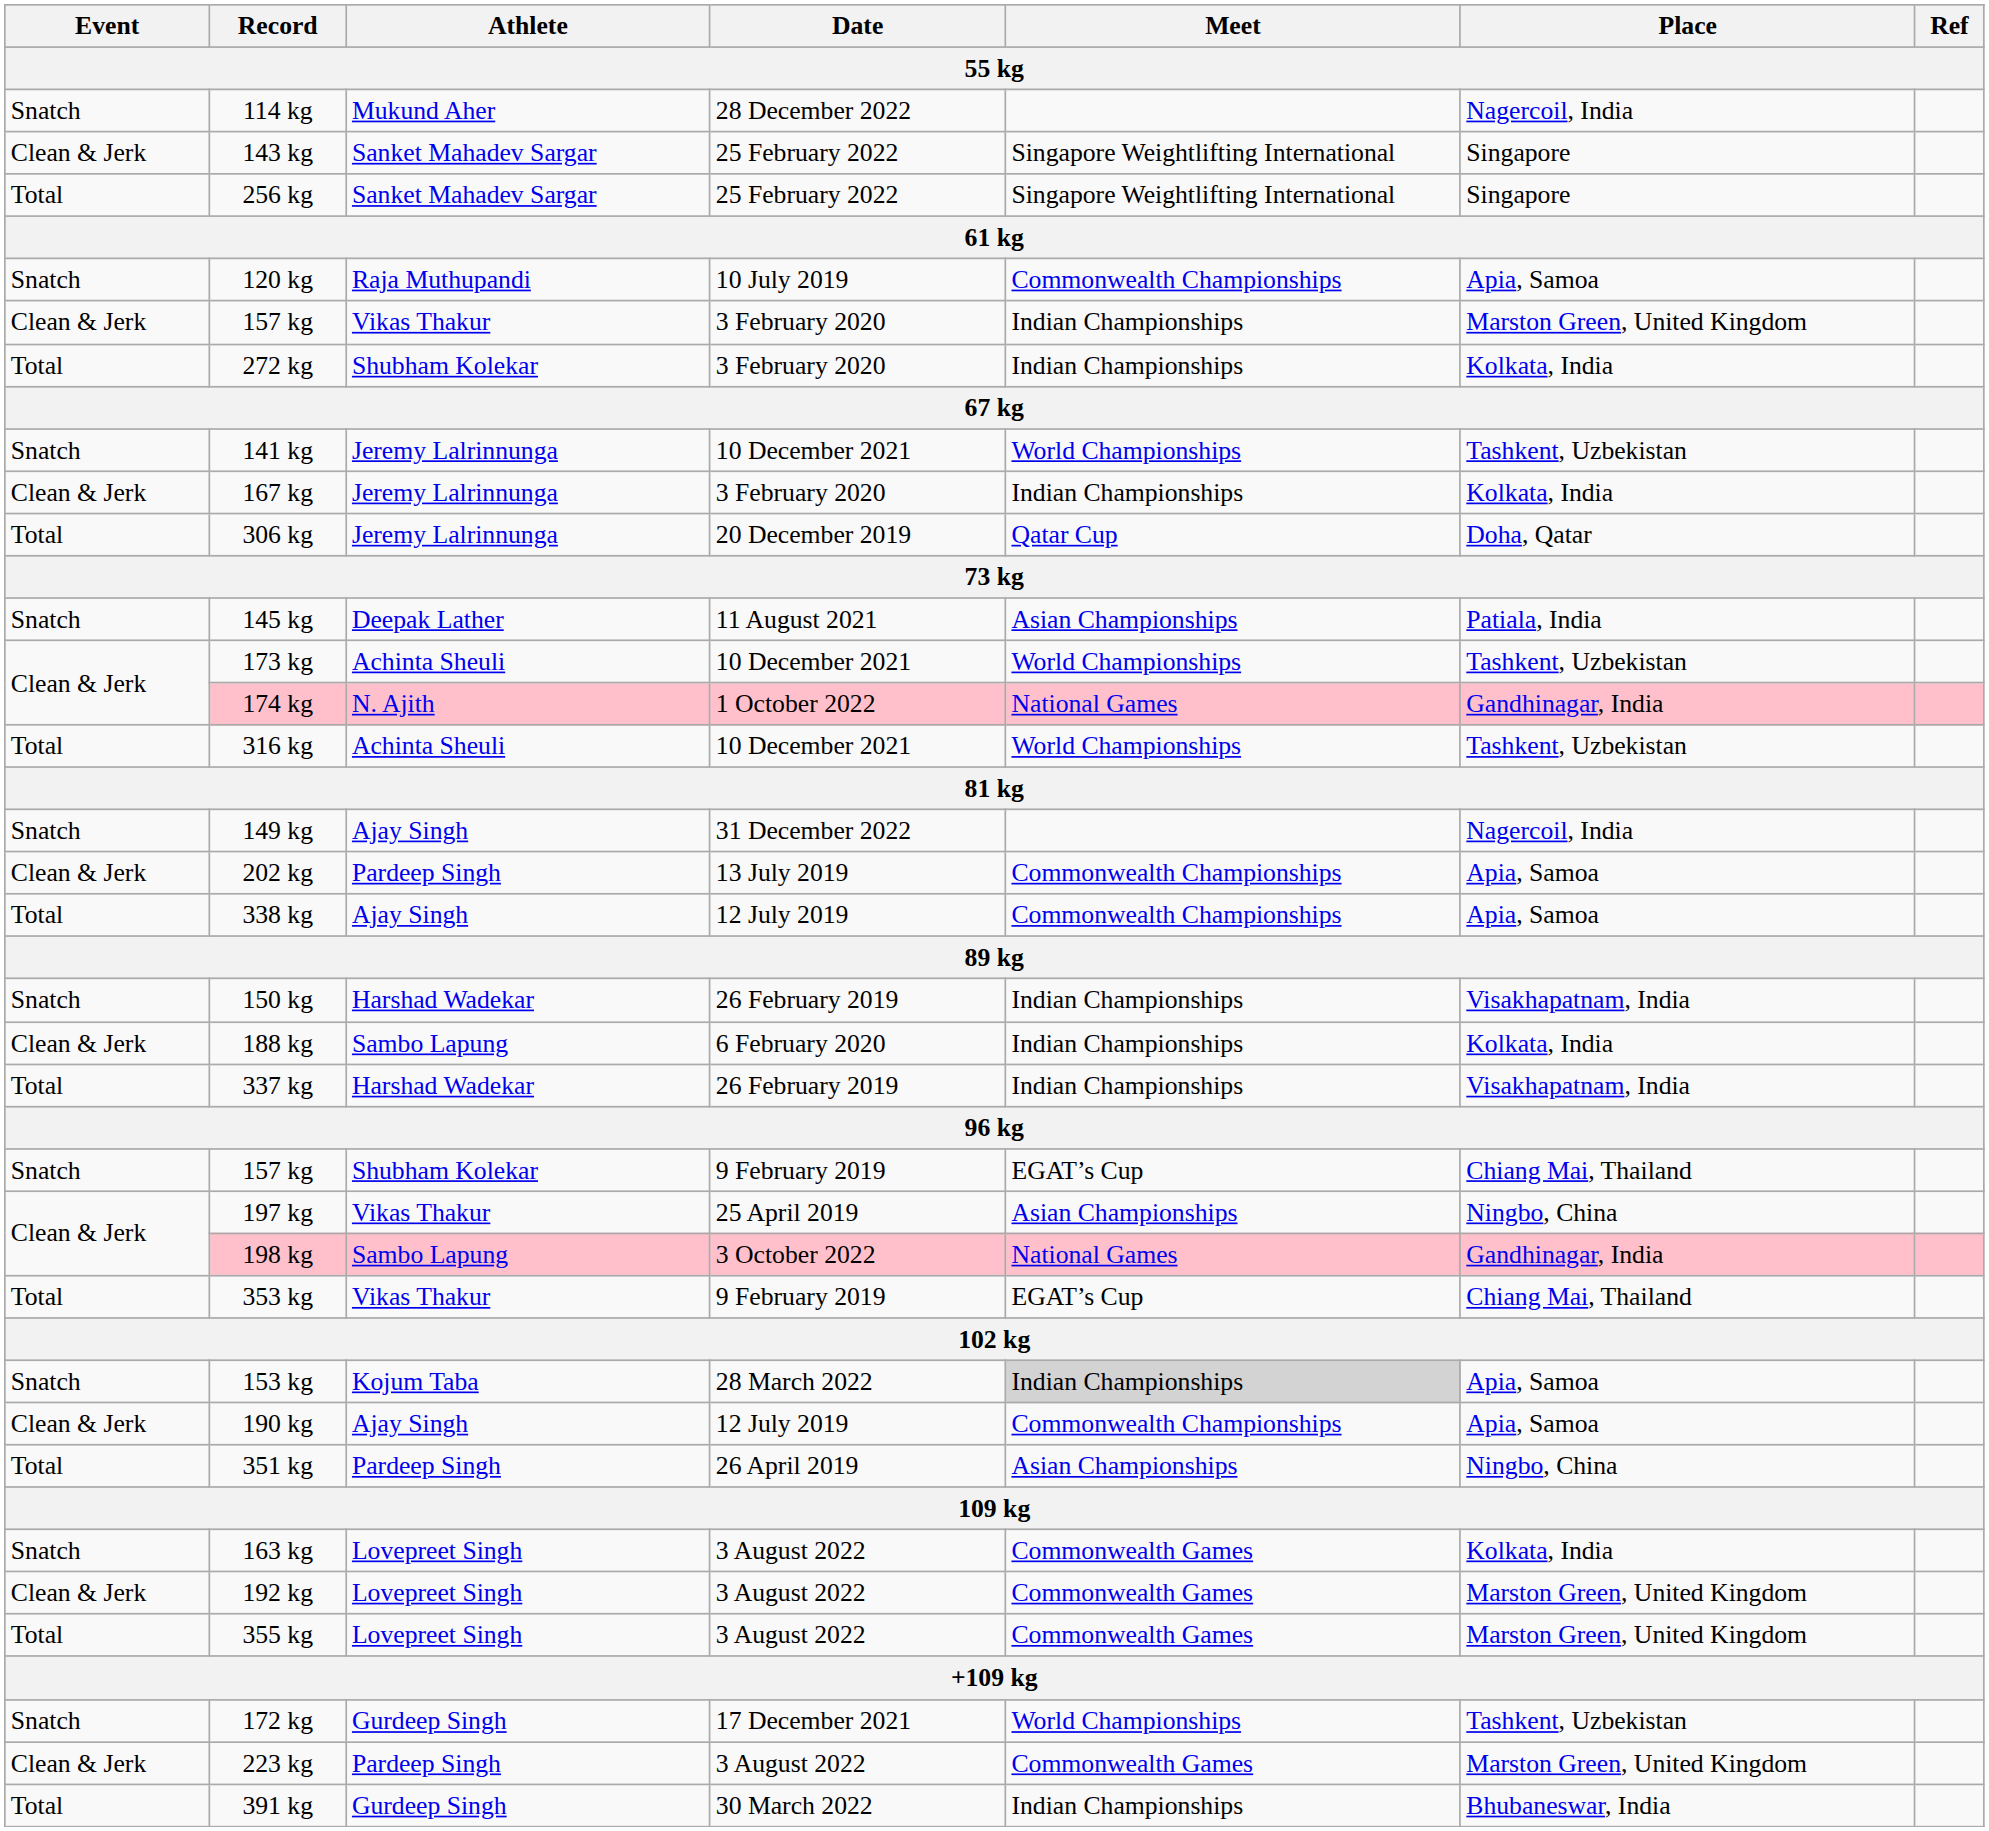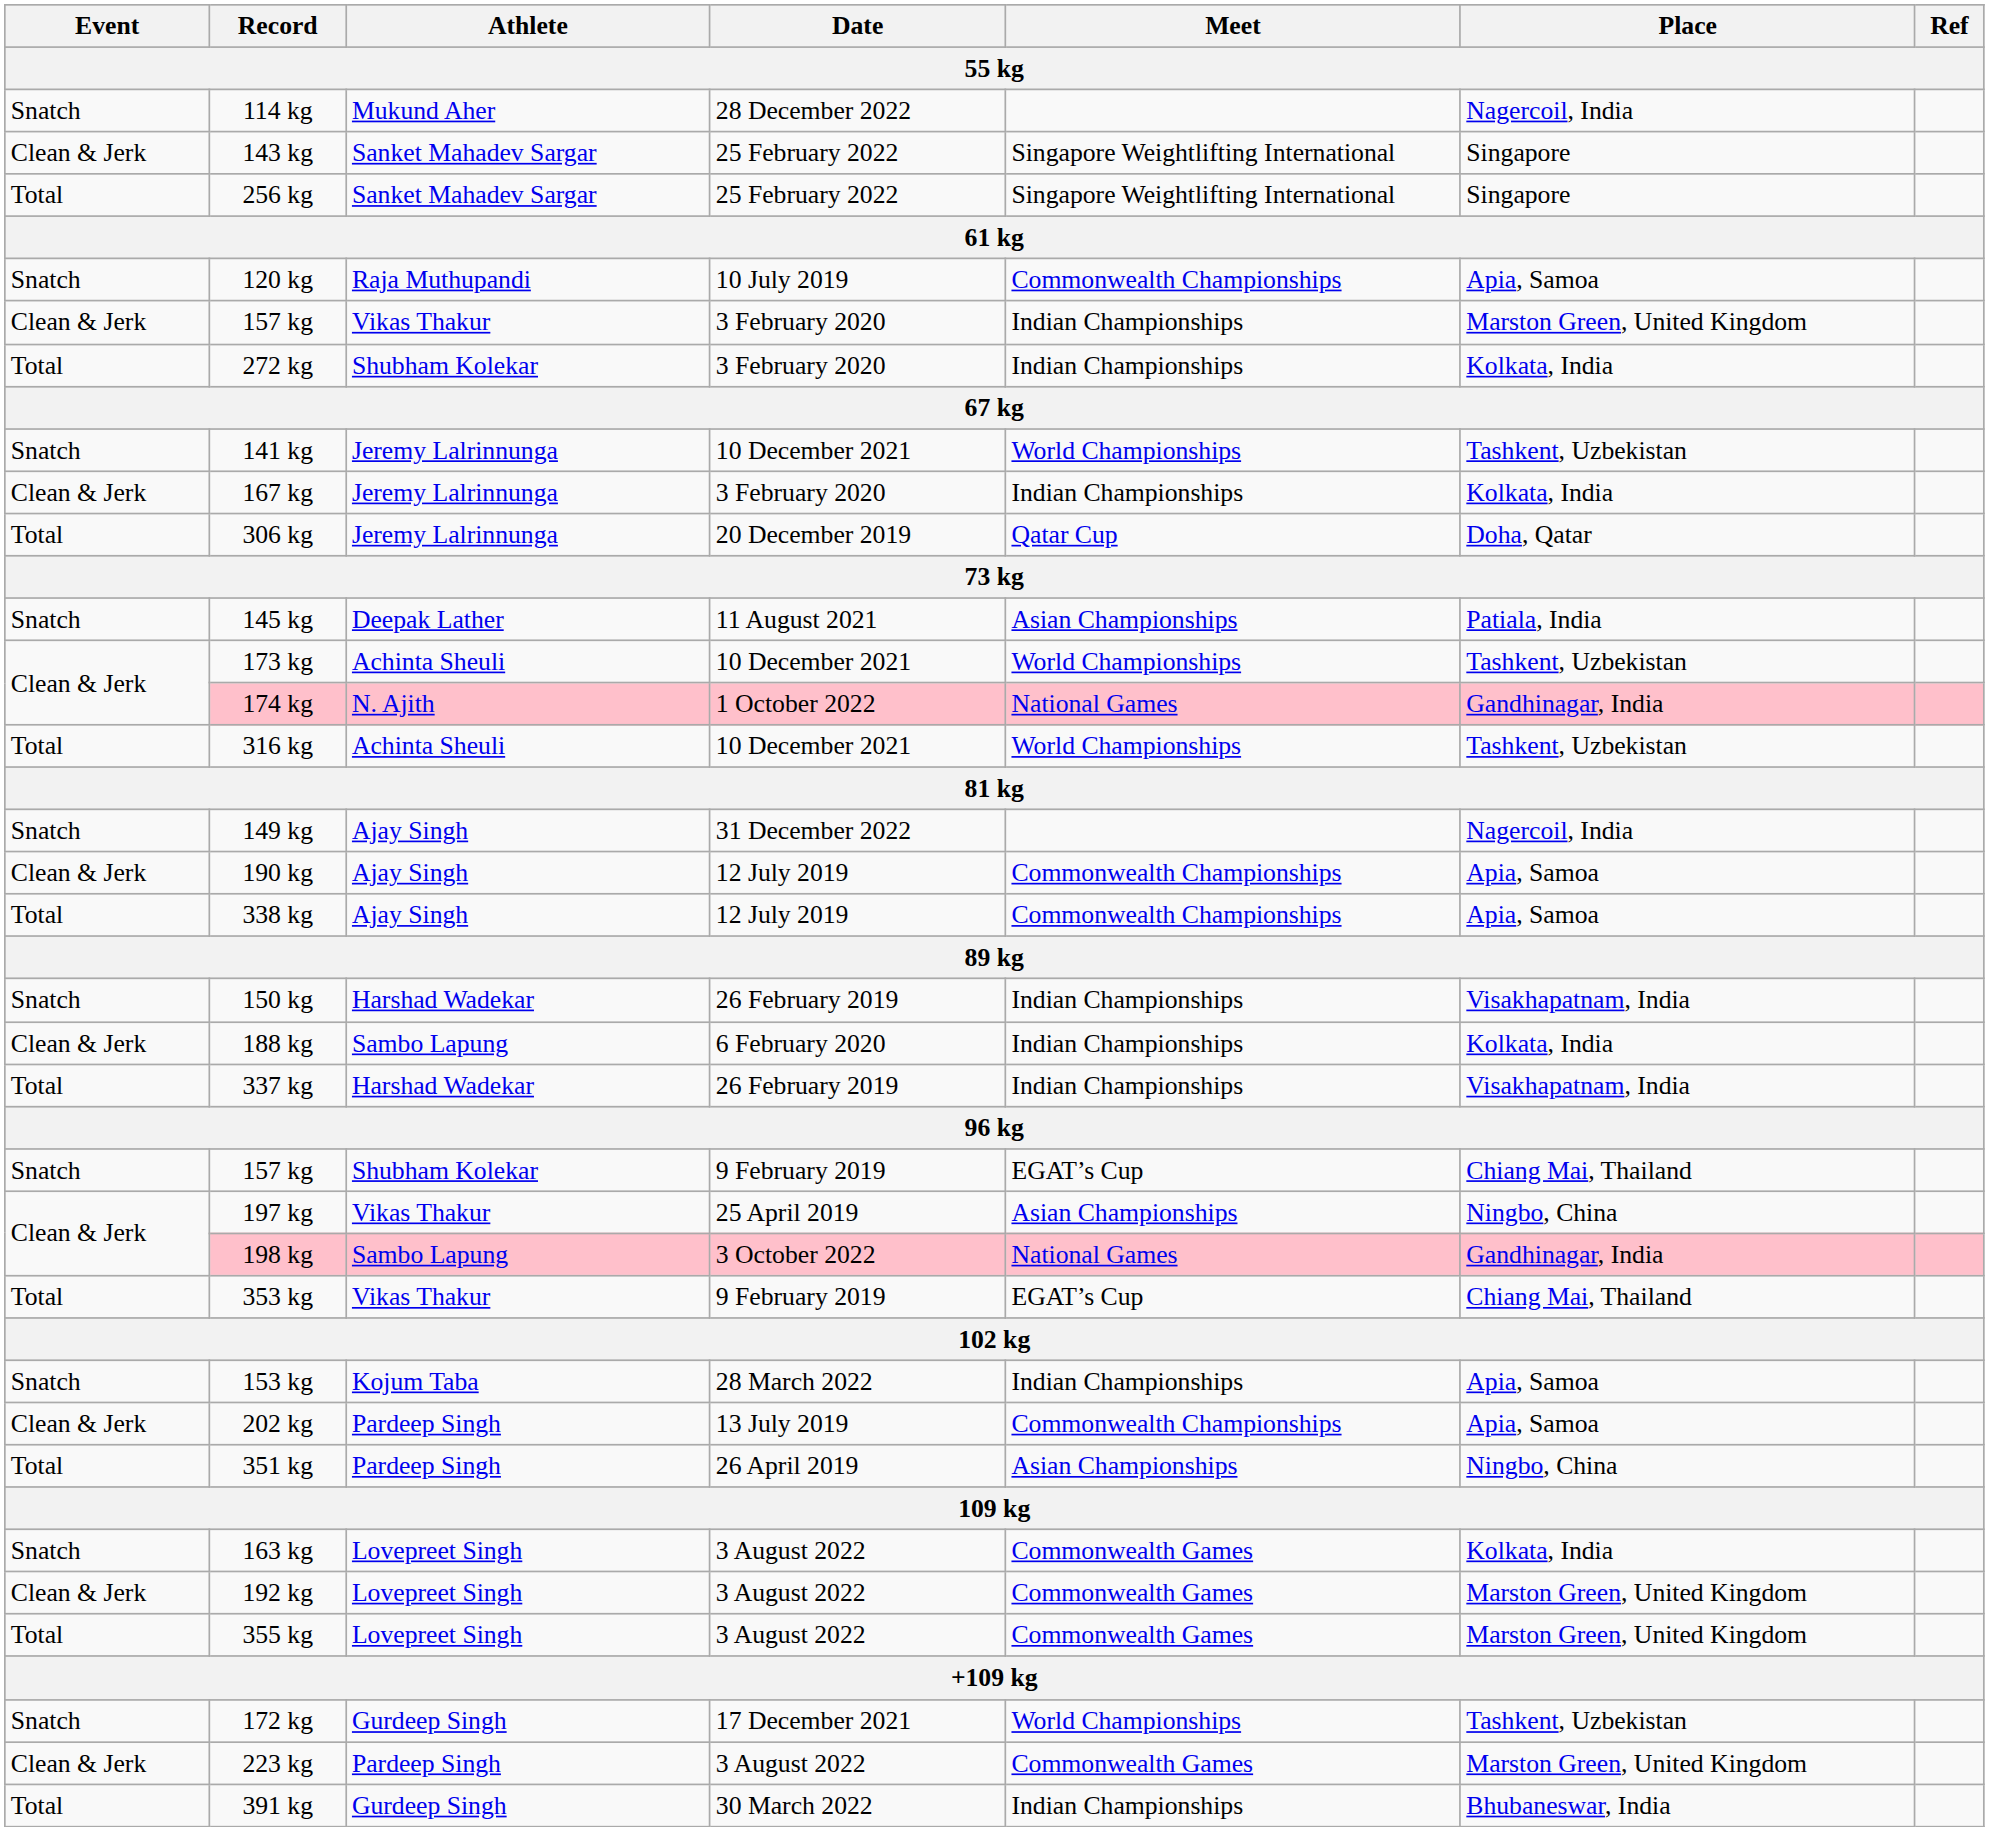rows swapped: (278, 1423) <-> (278, 872)
(1127, 1381) lightgrey background -> (1127, 1381) no background
